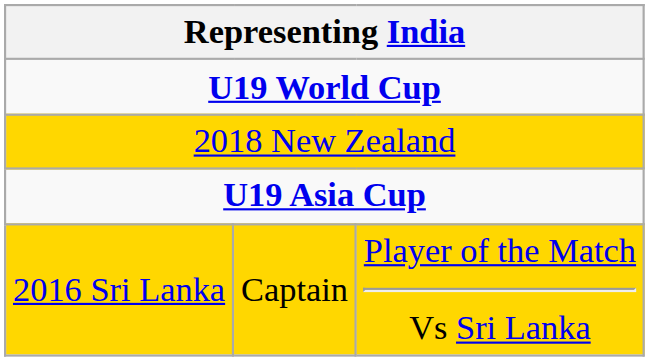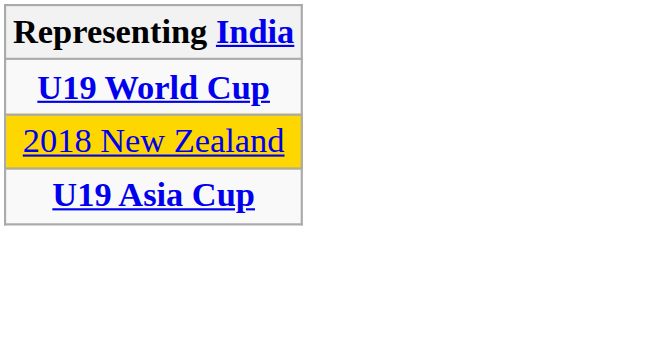- row: (119, 288)
